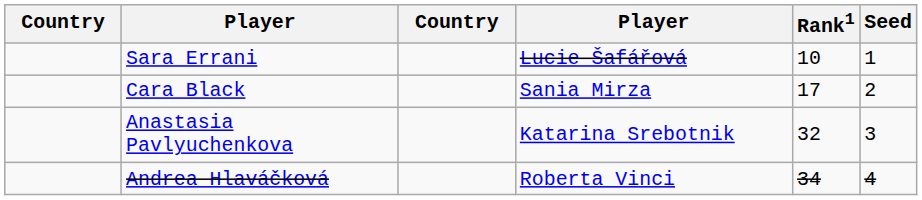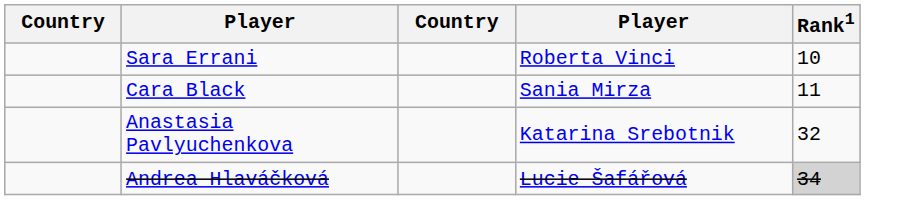- column: (888, 24)
(603, 58) Lucie Šafářová -> (597, 58) Roberta Vinci
(809, 91) 17 -> (809, 91) 11
(597, 179) Roberta Vinci -> (603, 179) Lucie Šafářová
(809, 179) no background -> (809, 179) lightgrey background
